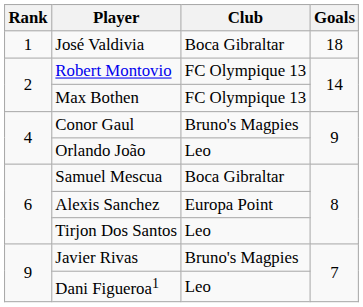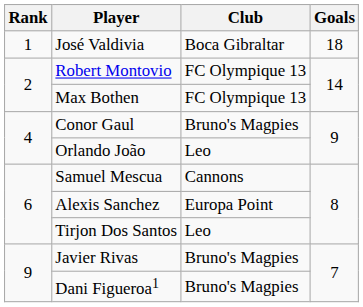(234, 177) Boca Gibraltar -> (214, 177) Cannons
(198, 286) Leo -> (242, 286) Bruno's Magpies
